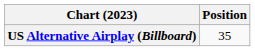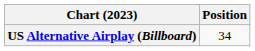(225, 35) 35 -> (225, 35) 34
